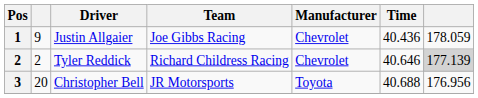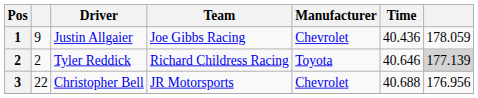(322, 60) Chevrolet -> (314, 60) Toyota
(41, 82) 20 -> (41, 82) 22
(314, 82) Toyota -> (322, 82) Chevrolet
